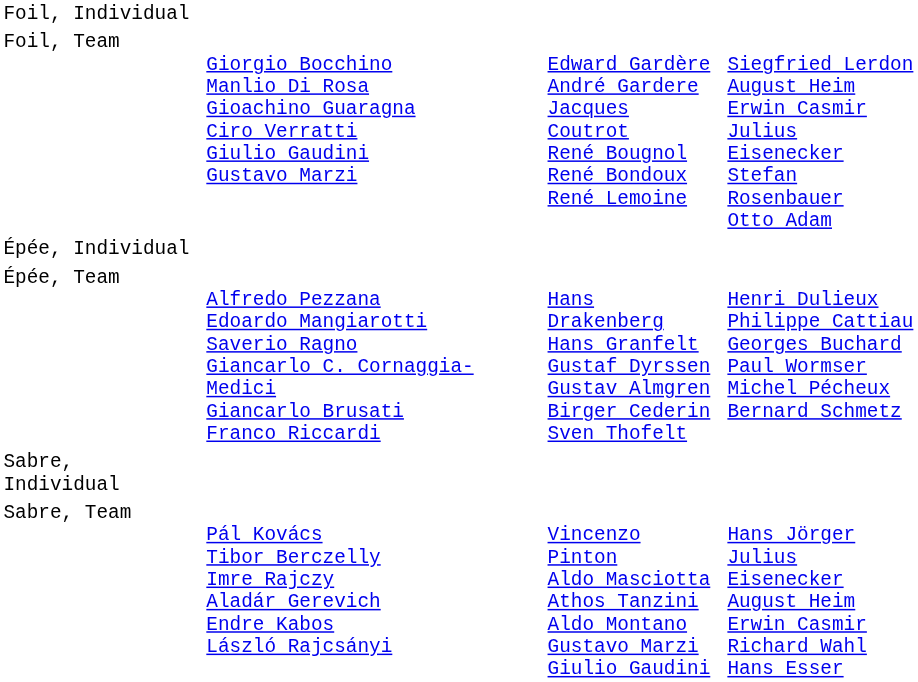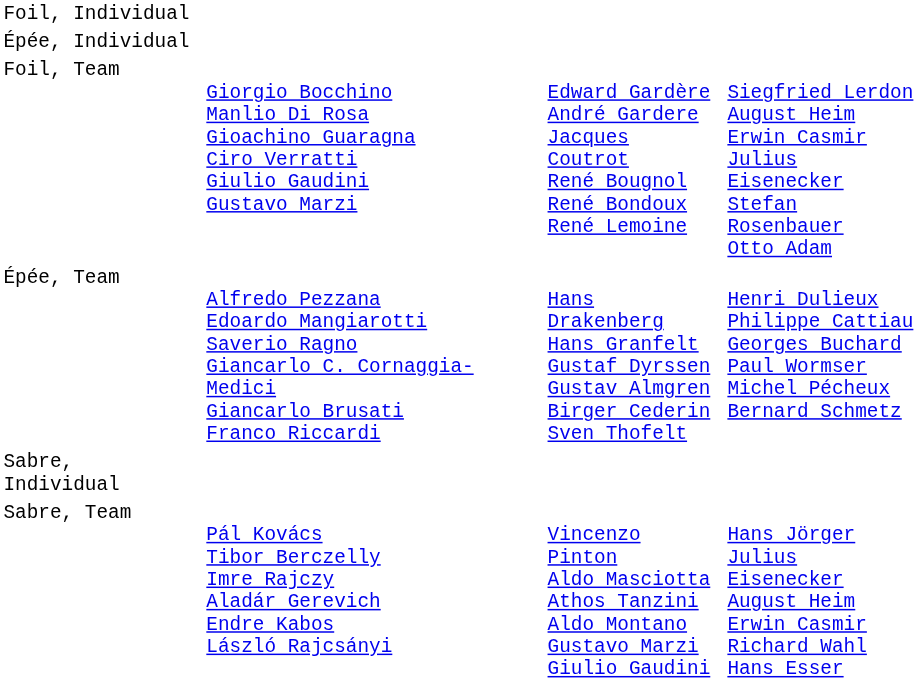rows swapped: (62, 42) <-> (96, 249)
